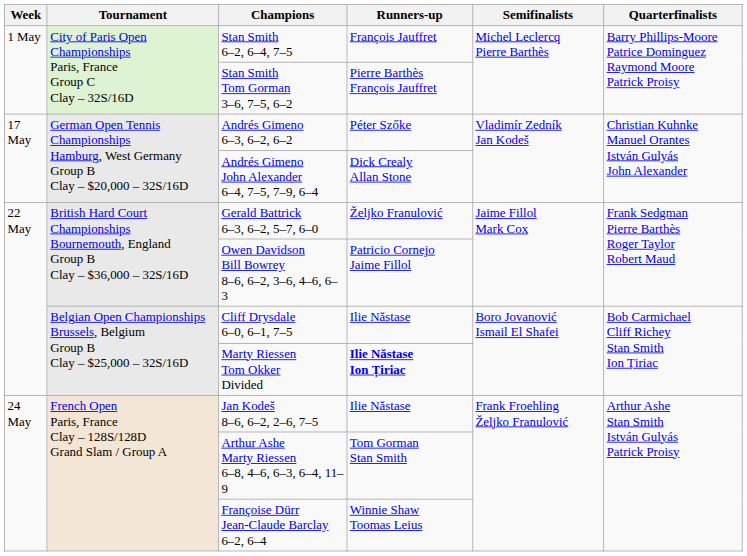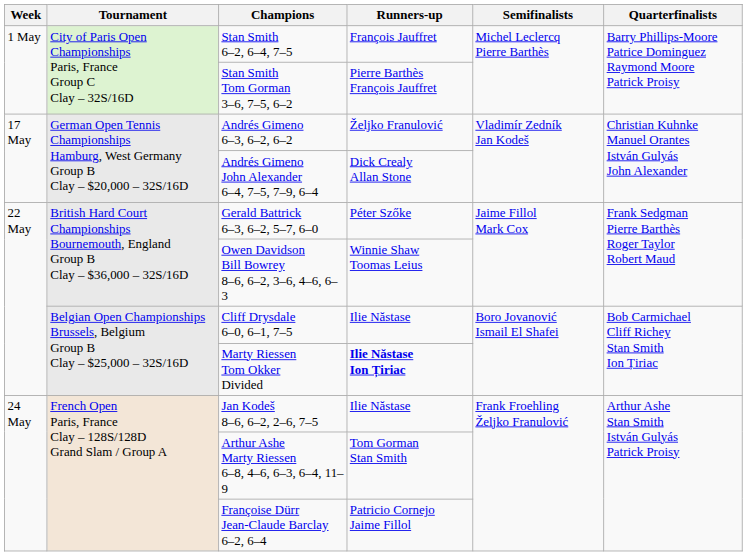(380, 125) Péter Szőke -> (396, 125) Željko Franulović
(396, 213) Željko Franulović -> (380, 213) Péter Szőke
(392, 257) Patricio Cornejo Jaime Fillol -> (386, 257) Winnie Shaw Toomas Leius
(386, 517) Winnie Shaw Toomas Leius -> (392, 517) Patricio Cornejo Jaime Fillol
